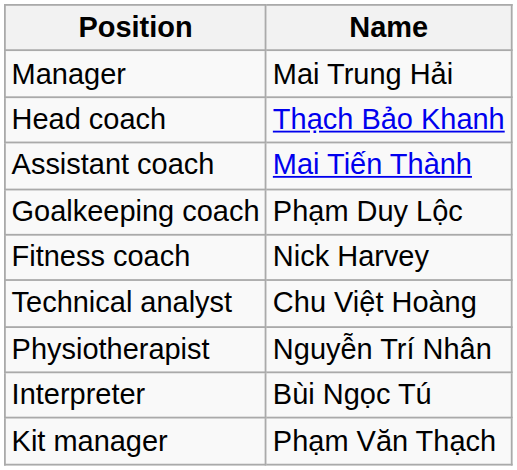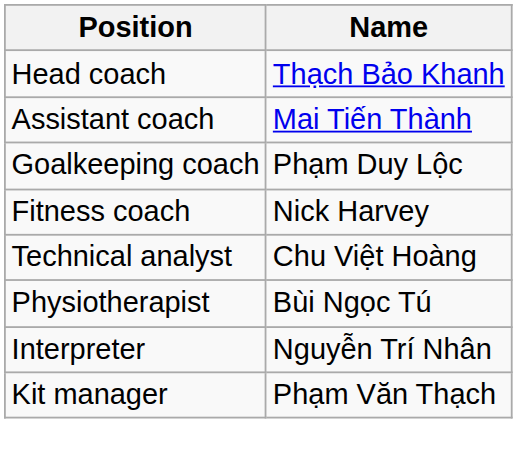- row: (69, 73)
(382, 348) Nguyễn Trí Nhân -> (352, 303) Bùi Ngọc Tú
(352, 394) Bùi Ngọc Tú -> (382, 348) Nguyễn Trí Nhân
